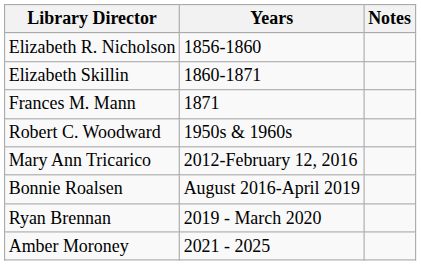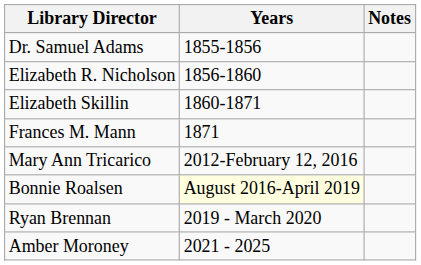+ row: (76, 47)
- row: (85, 132)
(272, 189) no background -> (272, 189) lightyellow background
